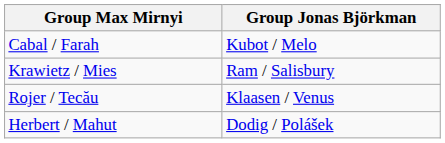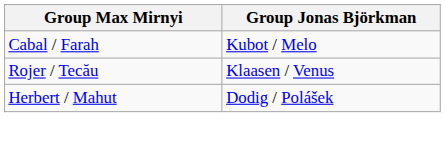- row: (63, 71)
